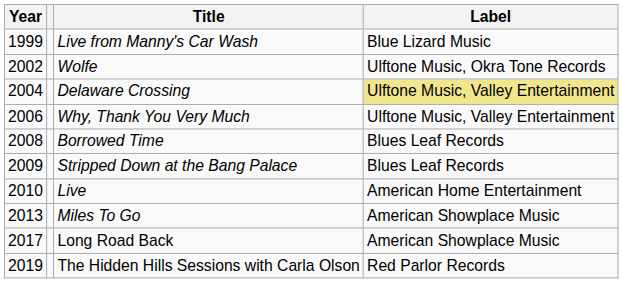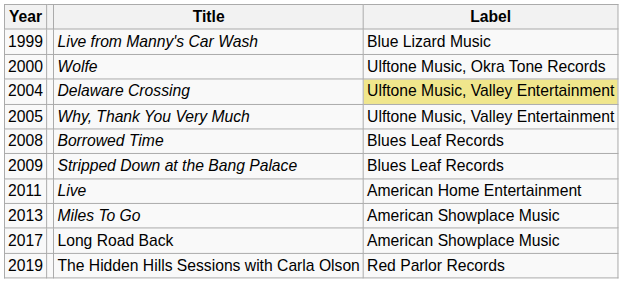(26, 66) 2002 -> (26, 66) 2000
(26, 116) 2006 -> (26, 116) 2005
(26, 191) 2010 -> (25, 191) 2011
